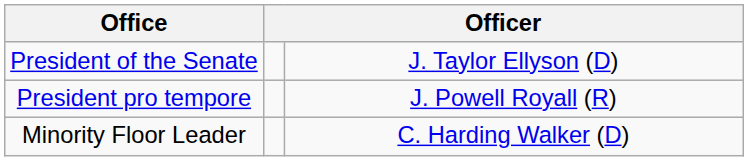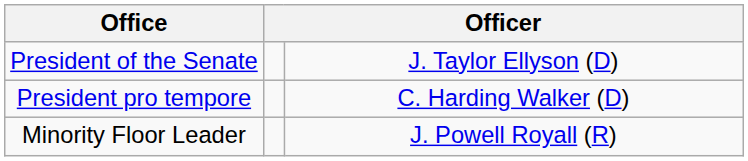(513, 98) J. Powell Royall (R) -> (513, 98) C. Harding Walker (D)
(513, 135) C. Harding Walker (D) -> (513, 135) J. Powell Royall (R)
